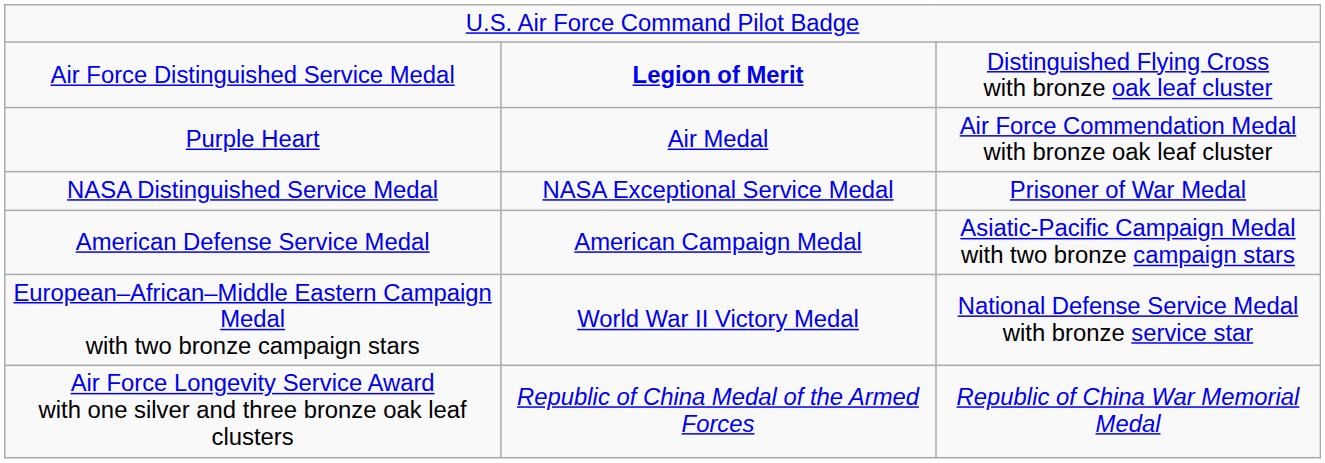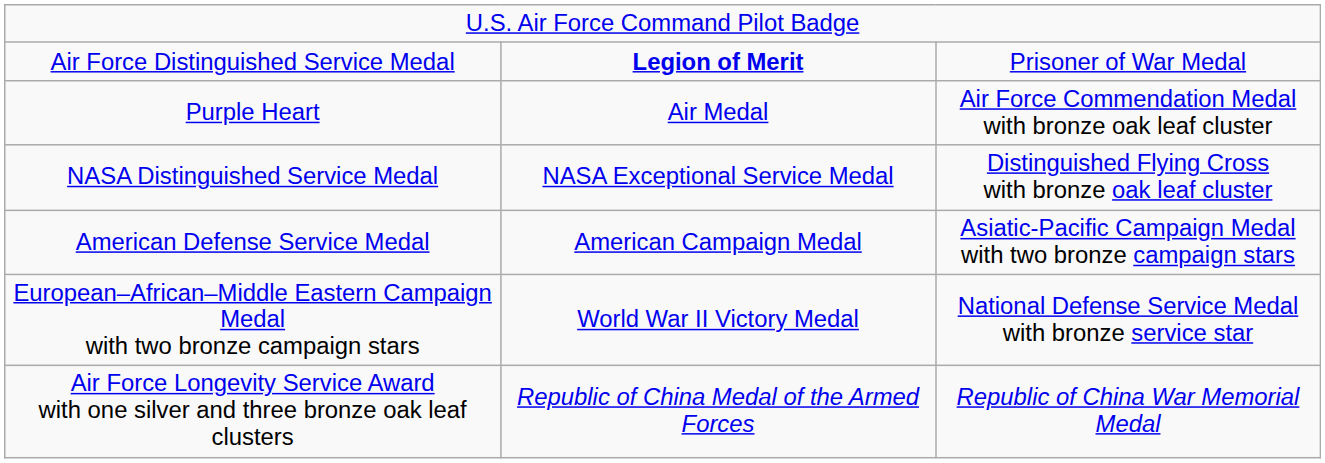(1128, 74) Distinguished Flying Cross with bronze oak leaf cluster -> (1128, 61) Prisoner of War Medal
(1128, 190) Prisoner of War Medal -> (1128, 177) Distinguished Flying Cross with bronze oak leaf cluster
